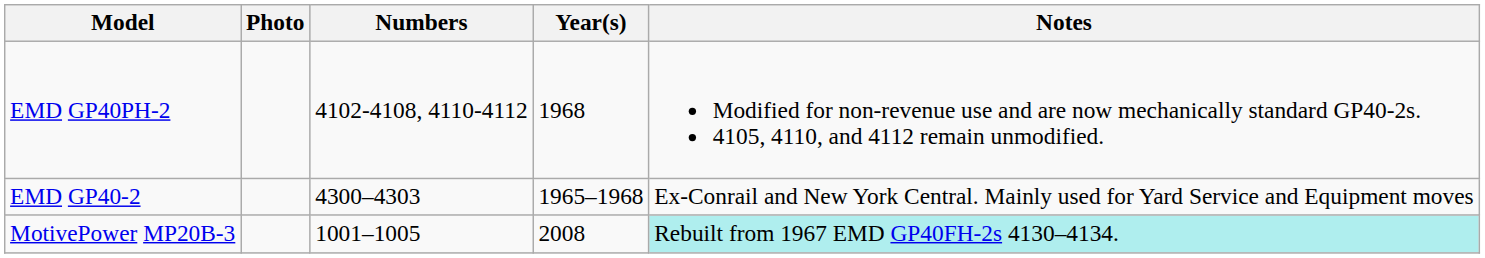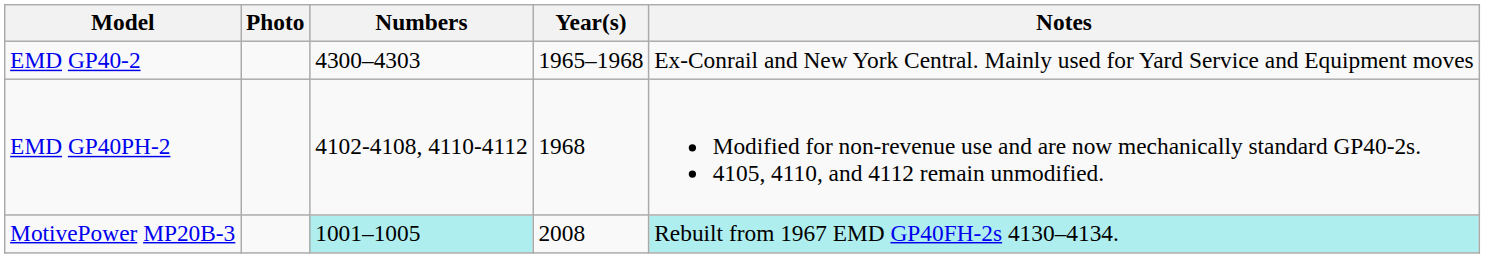rows swapped: (75, 196) <-> (90, 109)
(368, 233) no background -> (368, 233) paleturquoise background
